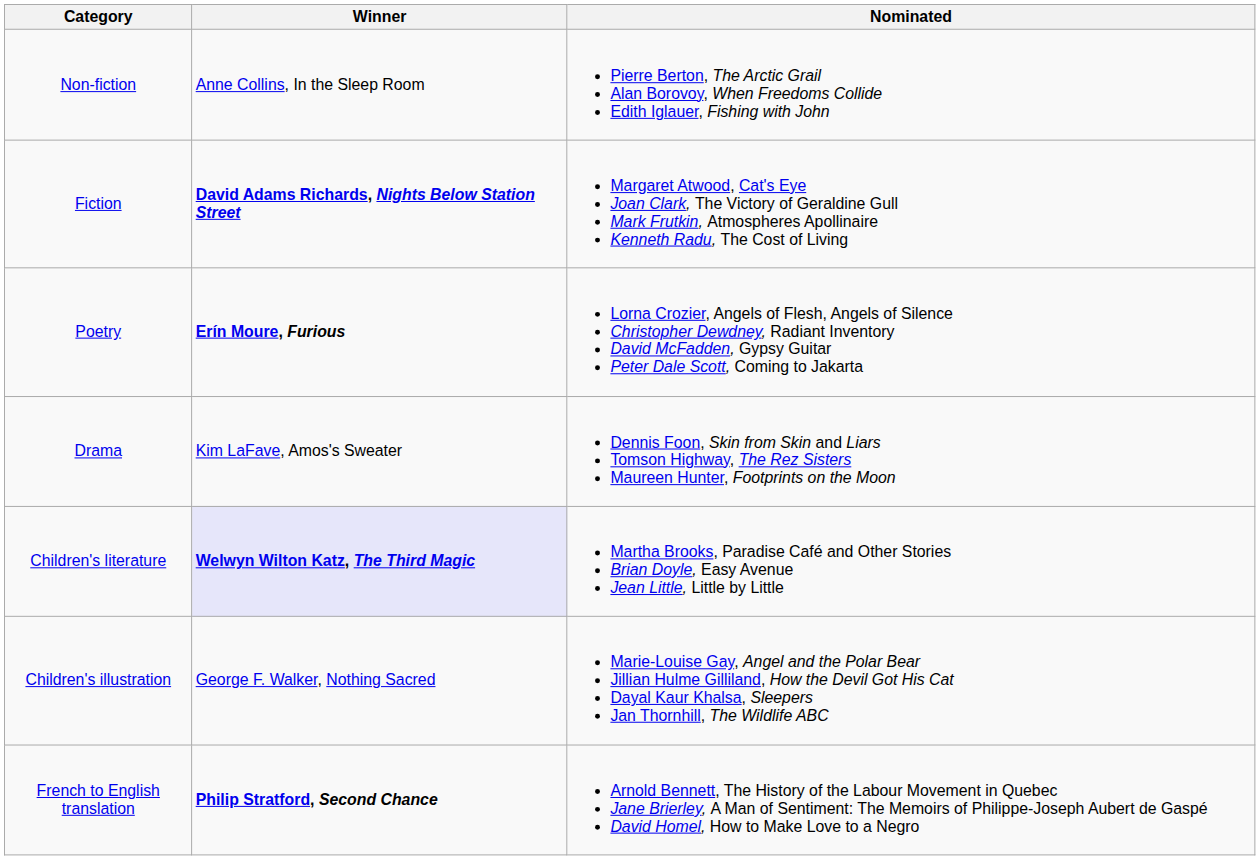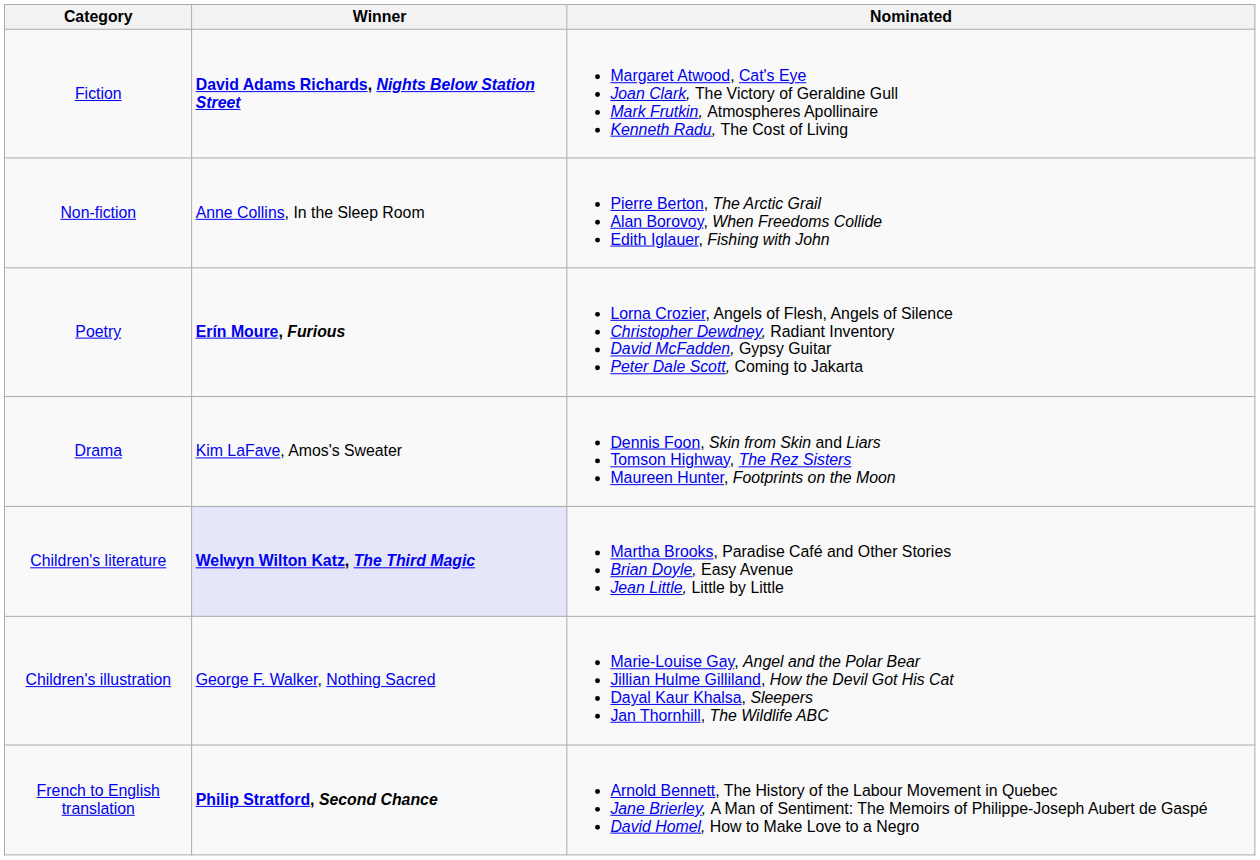rows swapped: (98, 203) <-> (98, 84)
